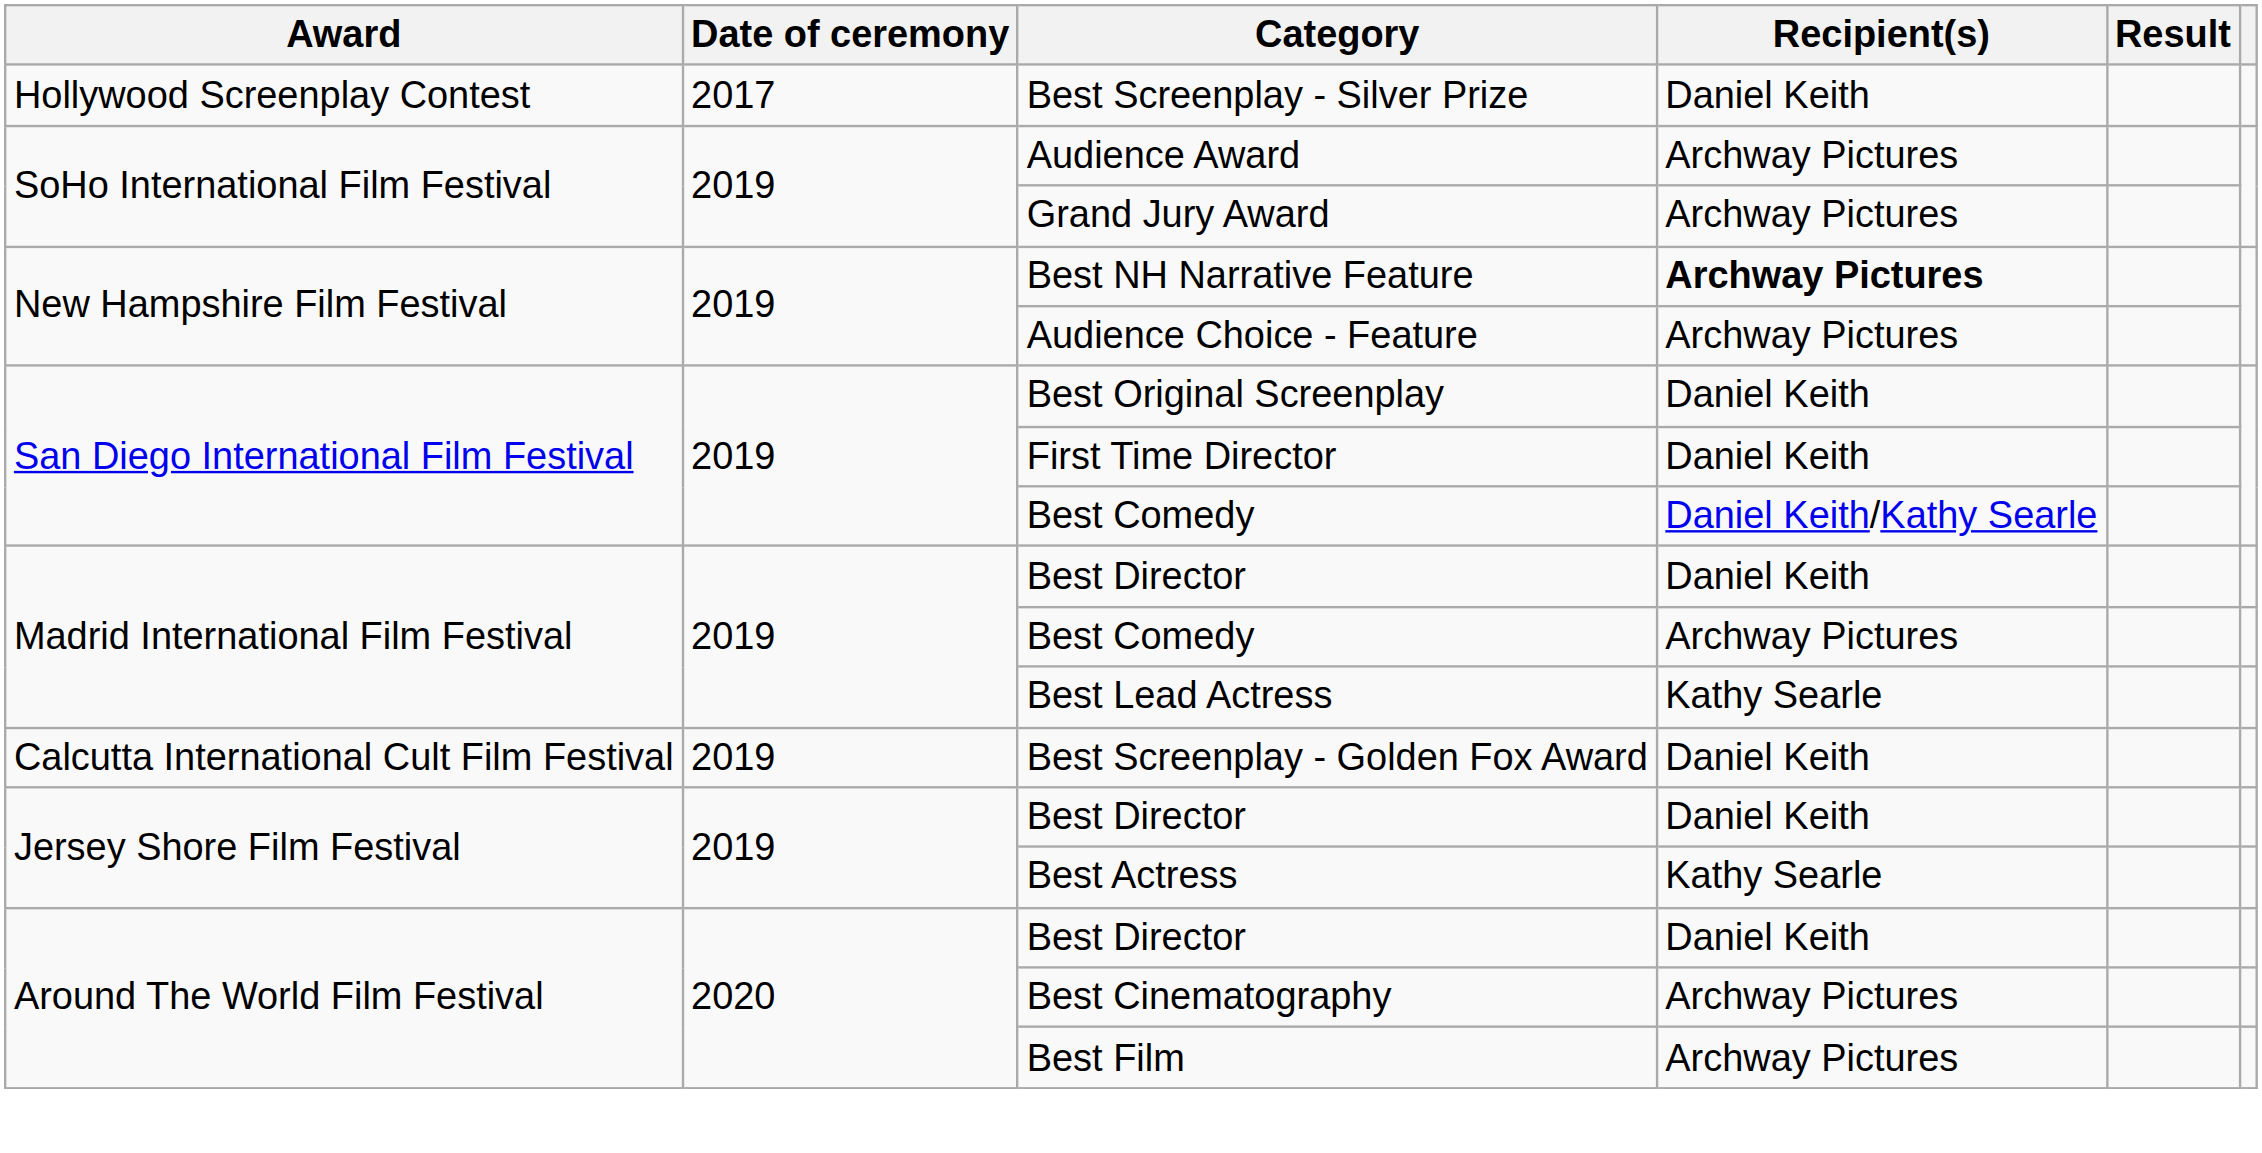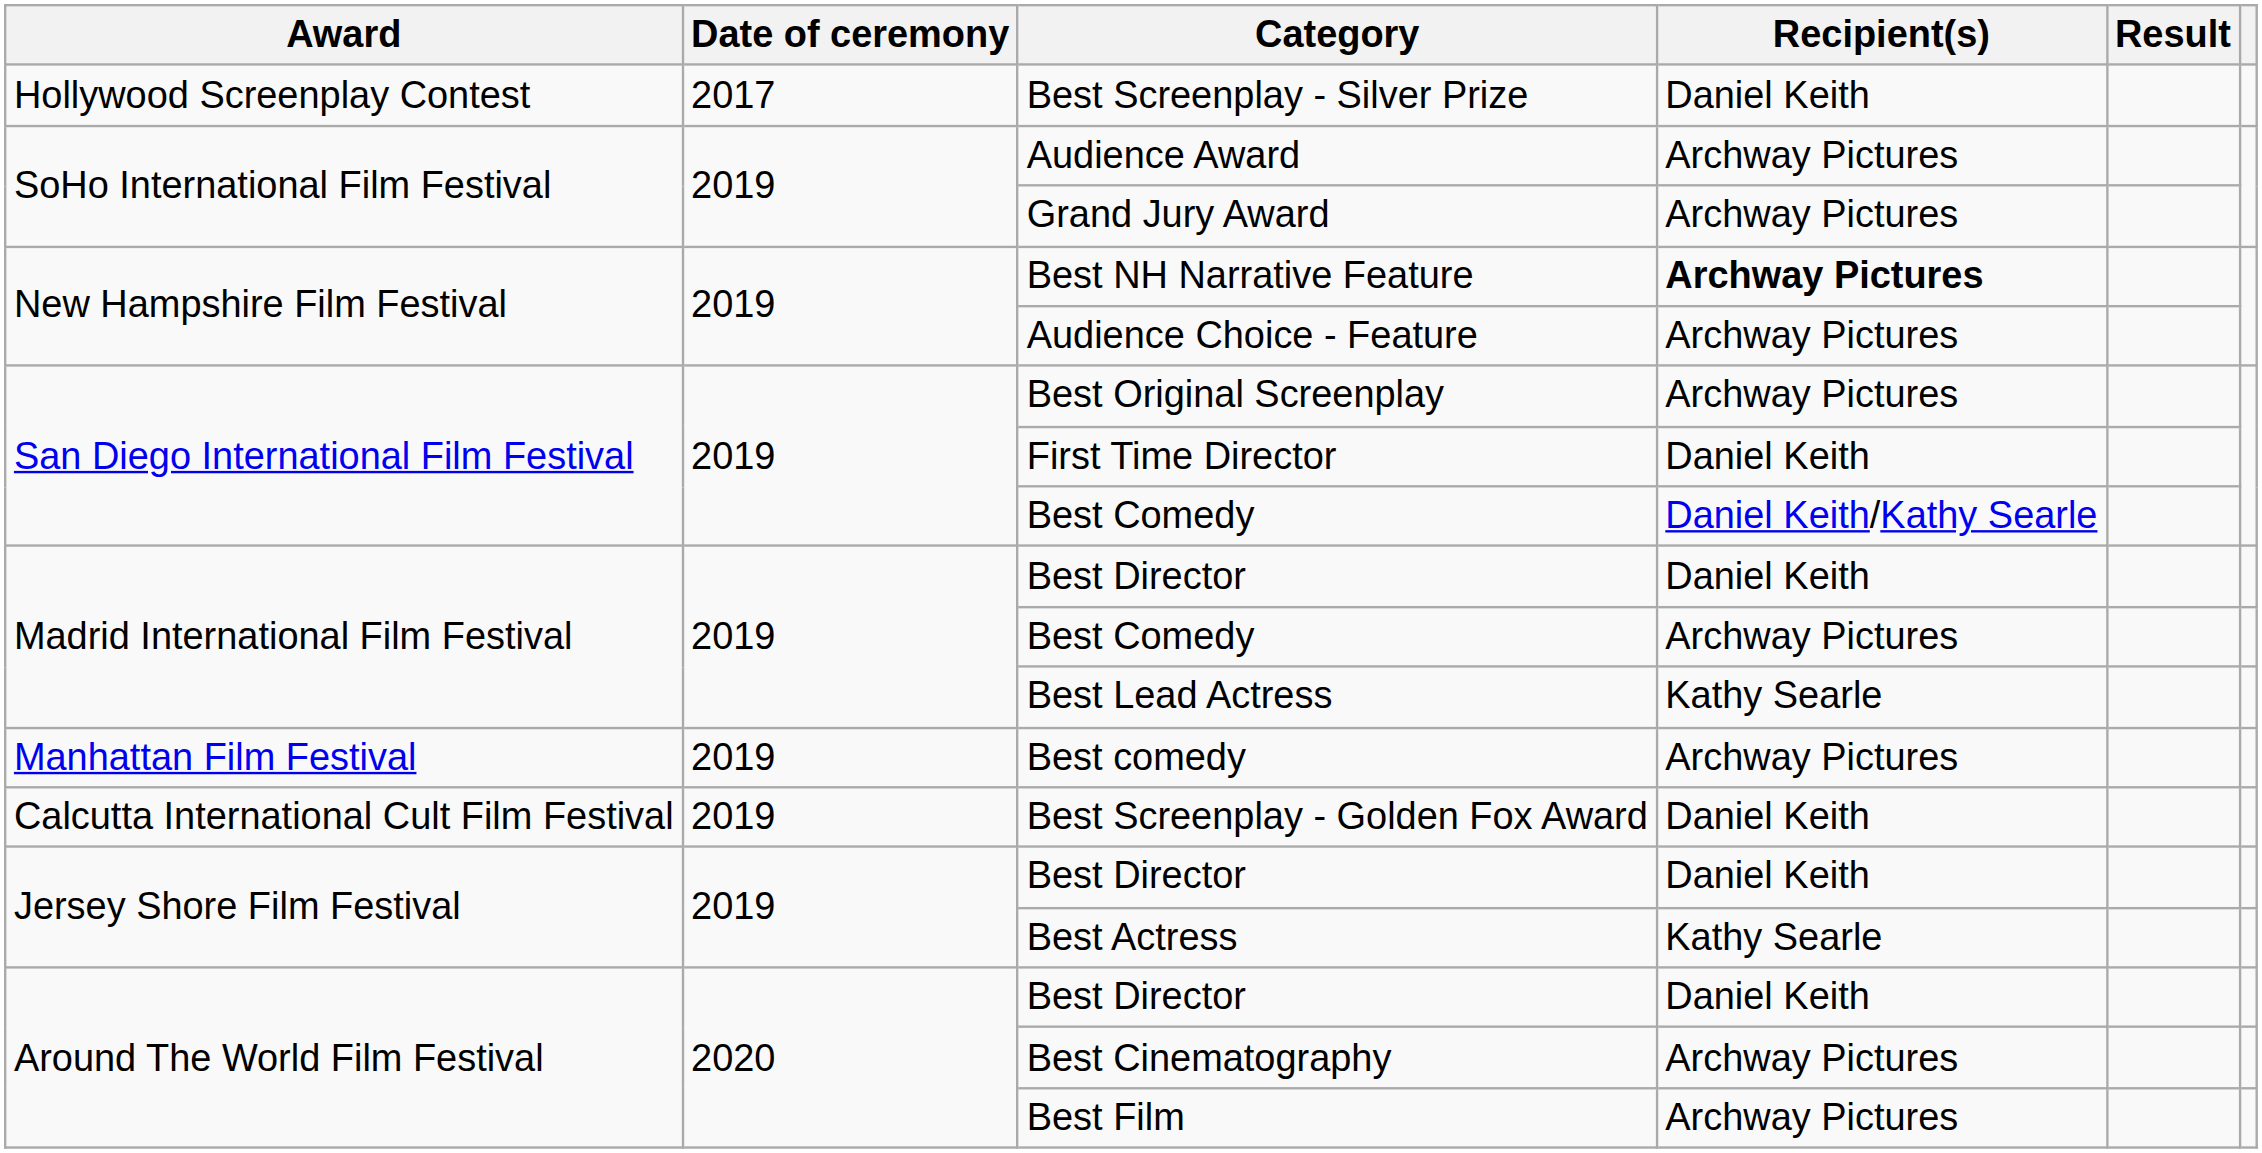(1768, 395) Daniel Keith -> (1812, 395) Archway Pictures
+ row: (215, 756)
